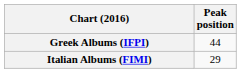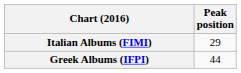rows swapped: (99, 42) <-> (99, 59)
